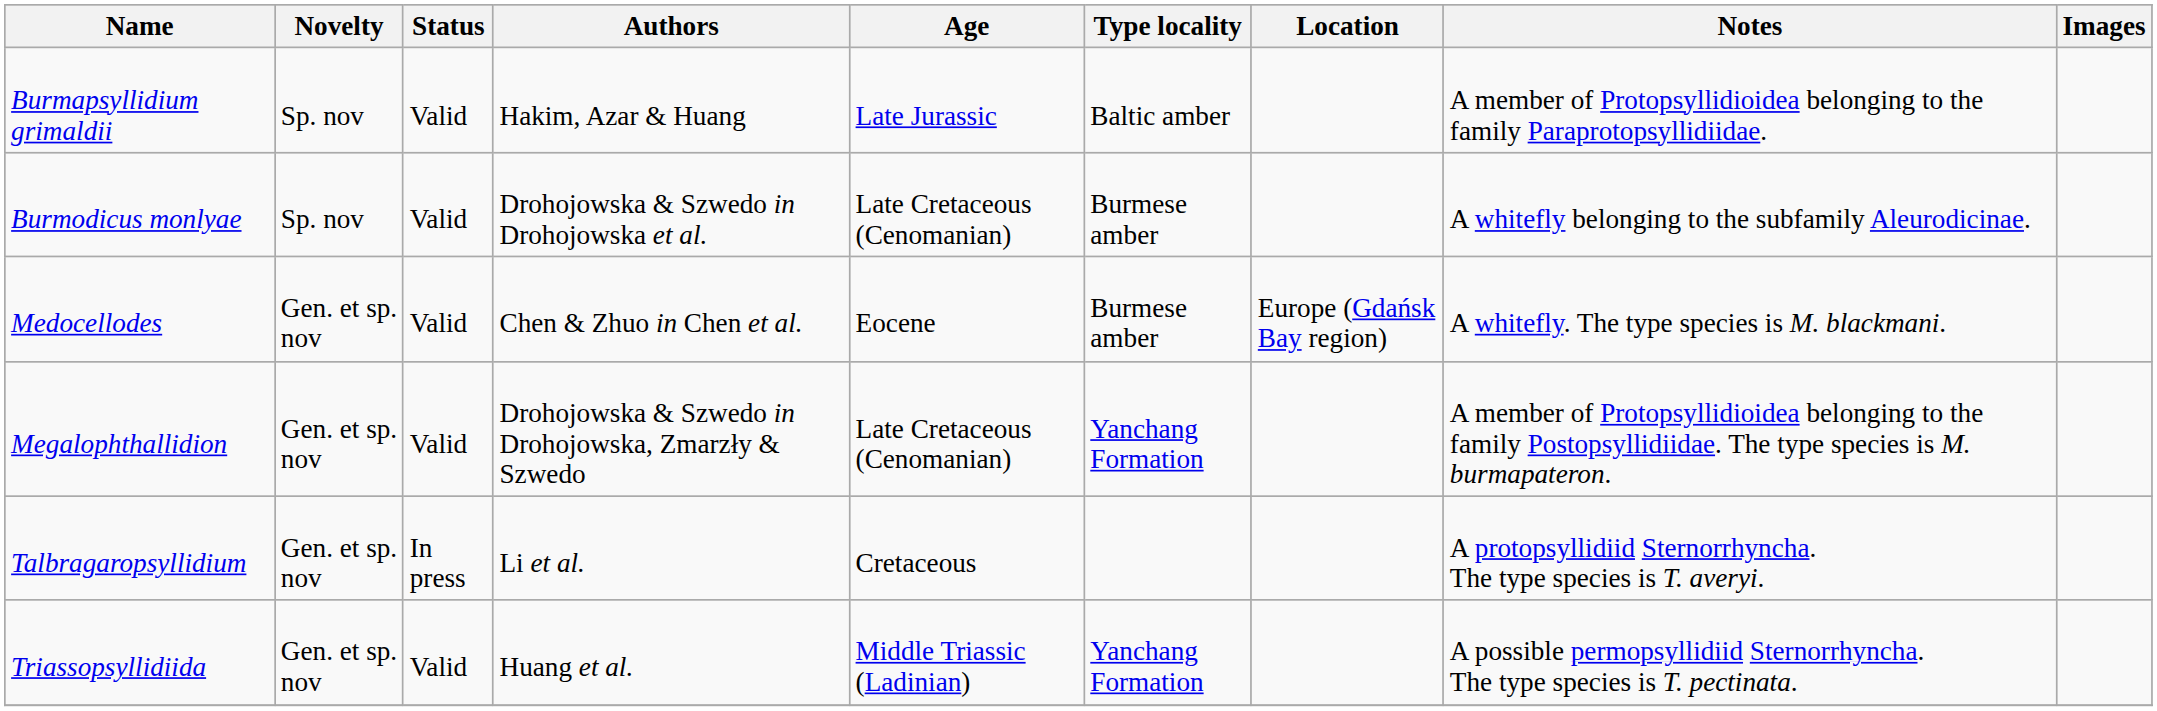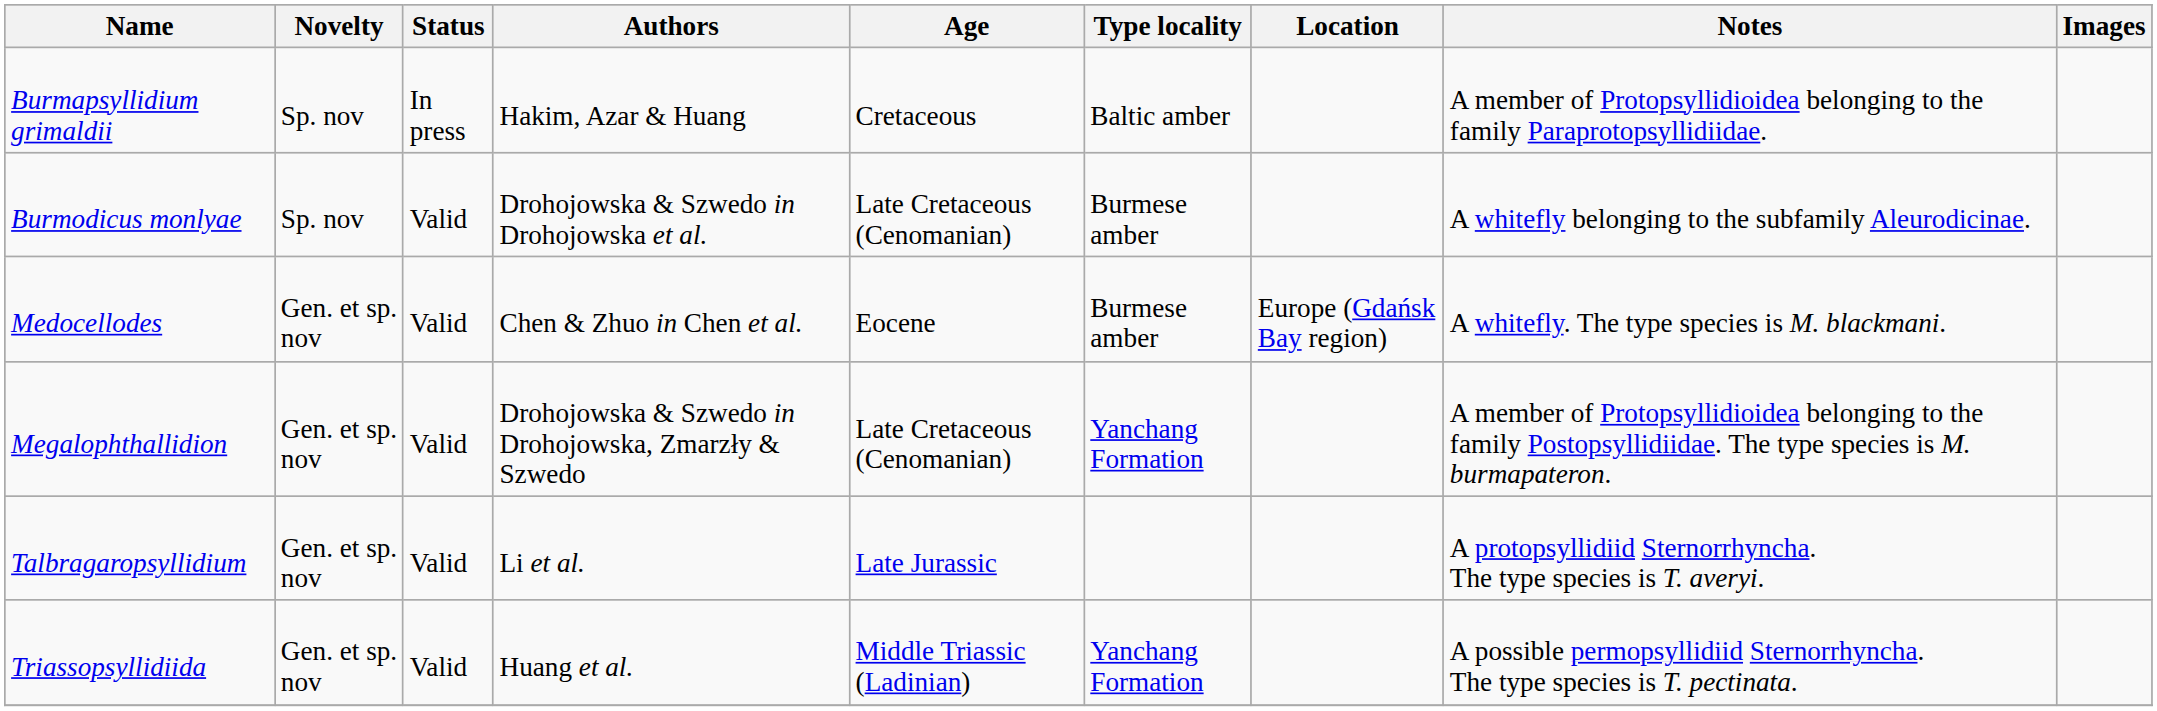(438, 115) Valid -> (438, 115) In press
(926, 115) Late Jurassic -> (916, 115) Cretaceous
(438, 563) In press -> (438, 563) Valid
(916, 563) Cretaceous -> (926, 563) Late Jurassic
